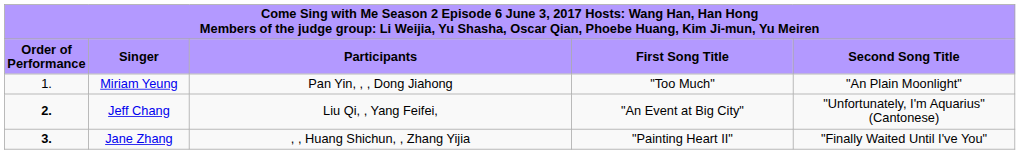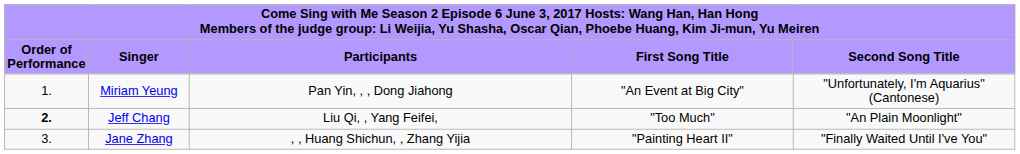(682, 84) "Too Much" -> (682, 91) "An Event at Big City"
(904, 84) "An Plain Moonlight" -> (904, 91) "Unfortunately, I'm Aquarius" (Cantonese)
(682, 111) "An Event at Big City" -> (682, 118) "Too Much"
(904, 111) "Unfortunately, I'm Aquarius" (Cantonese) -> (904, 118) "An Plain Moonlight"
(46, 139) bold -> (46, 139) normal
